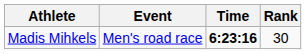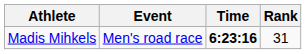(281, 38) 30 -> (281, 38) 31
